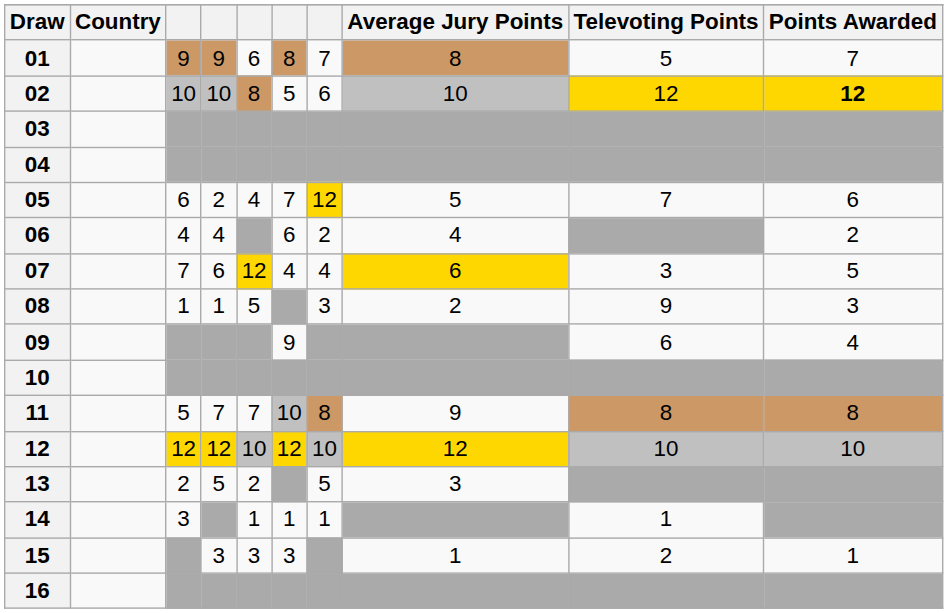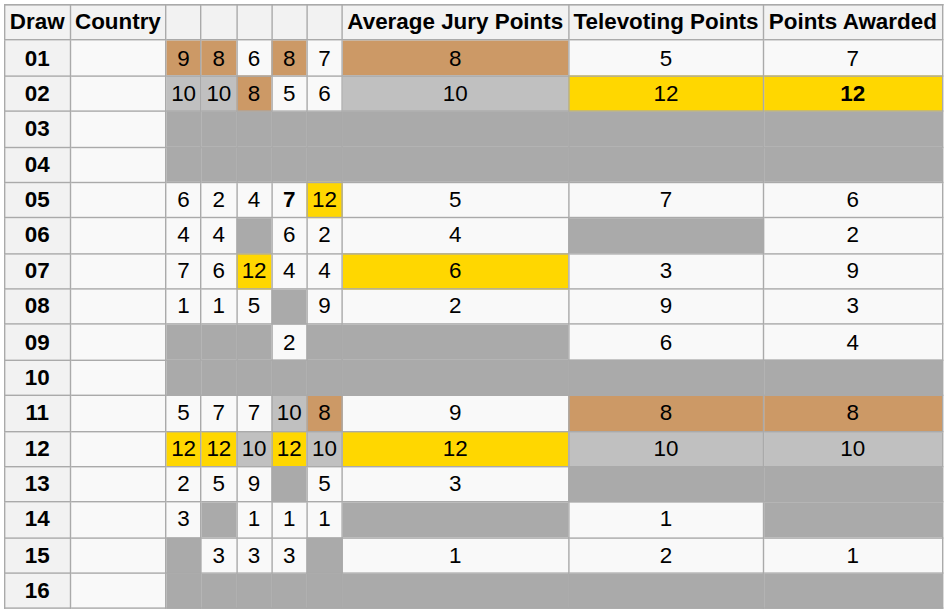(219, 57) 9 -> (219, 57) 8
(289, 199) normal -> (289, 199) bold
(853, 270) 5 -> (853, 270) 9
(325, 306) 3 -> (325, 306) 9
(289, 341) 9 -> (289, 341) 2
(254, 484) 2 -> (254, 484) 9
